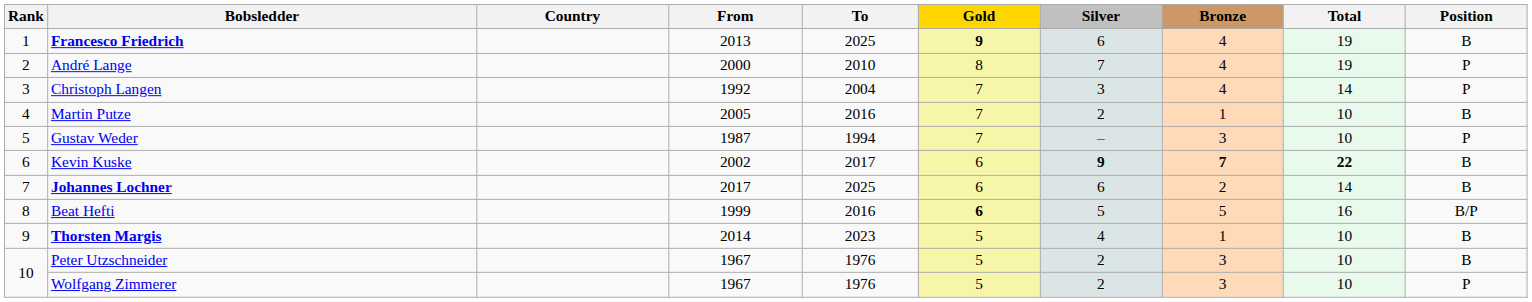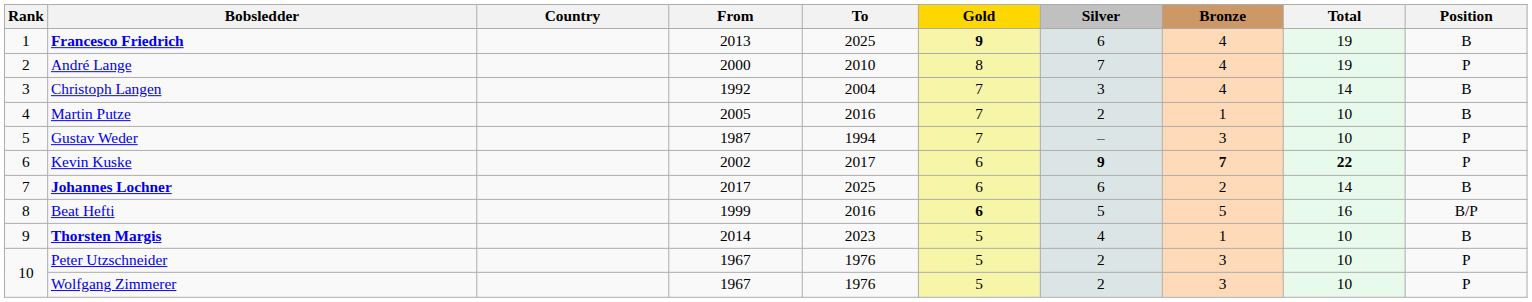(1466, 89) P -> (1466, 89) B
(1466, 162) B -> (1466, 162) P
(1466, 260) B -> (1466, 260) P
